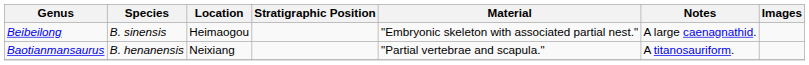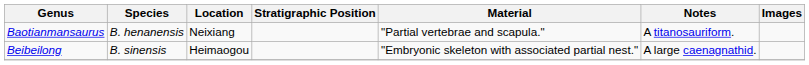rows swapped: (56, 50) <-> (34, 32)
